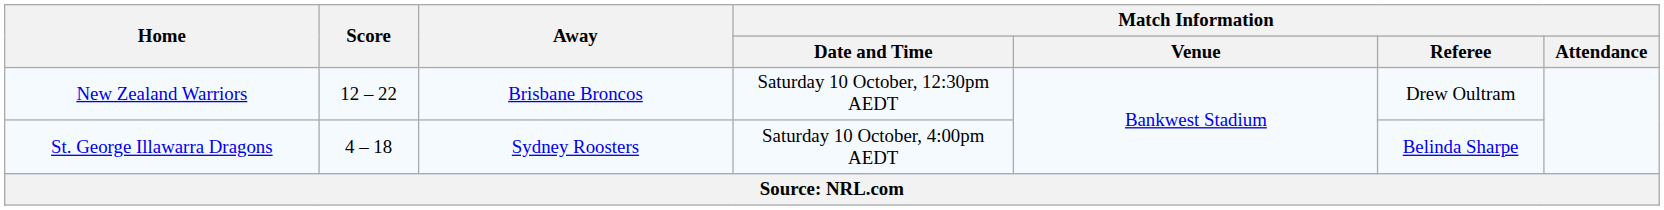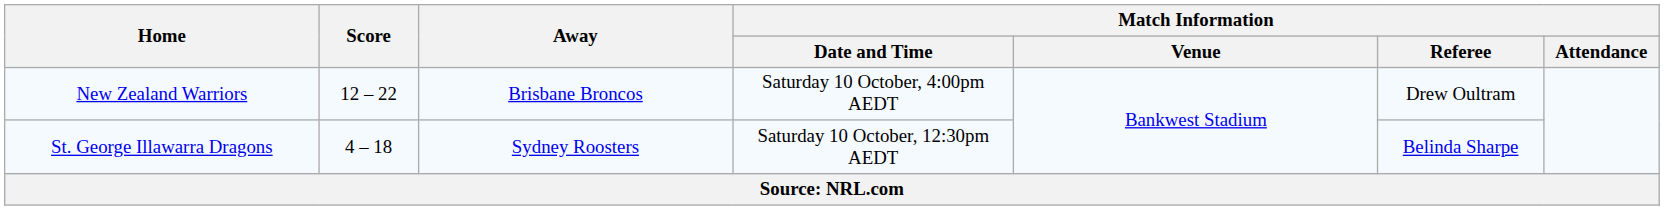(873, 93) Saturday 10 October, 12:30pm AEDT -> (873, 93) Saturday 10 October, 4:00pm AEDT
(873, 147) Saturday 10 October, 4:00pm AEDT -> (873, 147) Saturday 10 October, 12:30pm AEDT
